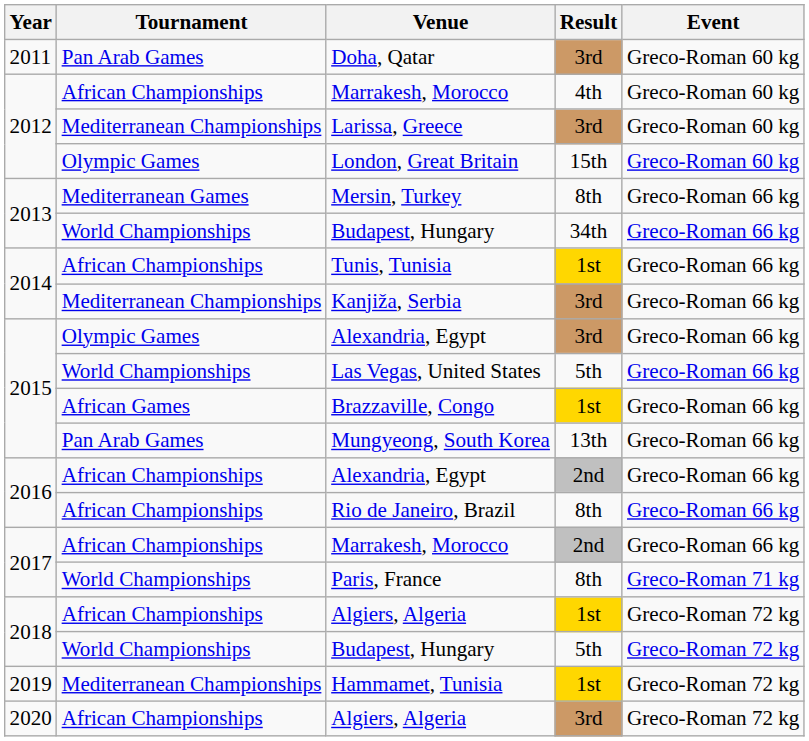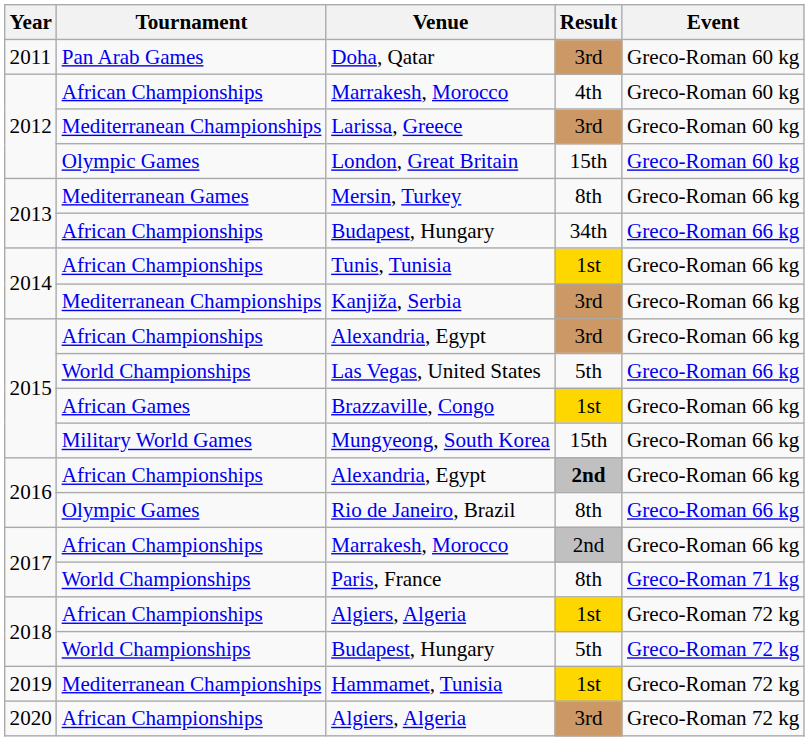(156, 231) World Championships -> (162, 231) African Championships
(131, 335) Olympic Games -> (162, 335) African Championships
(133, 440) Pan Arab Games -> (157, 440) Military World Games
(588, 440) 13th -> (588, 440) 15th
(588, 474) normal -> (588, 474) bold
(162, 509) African Championships -> (131, 509) Olympic Games
